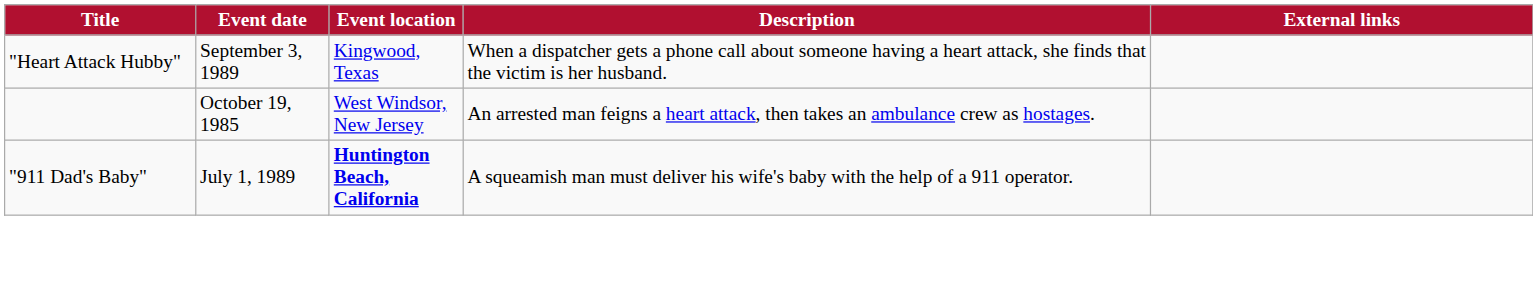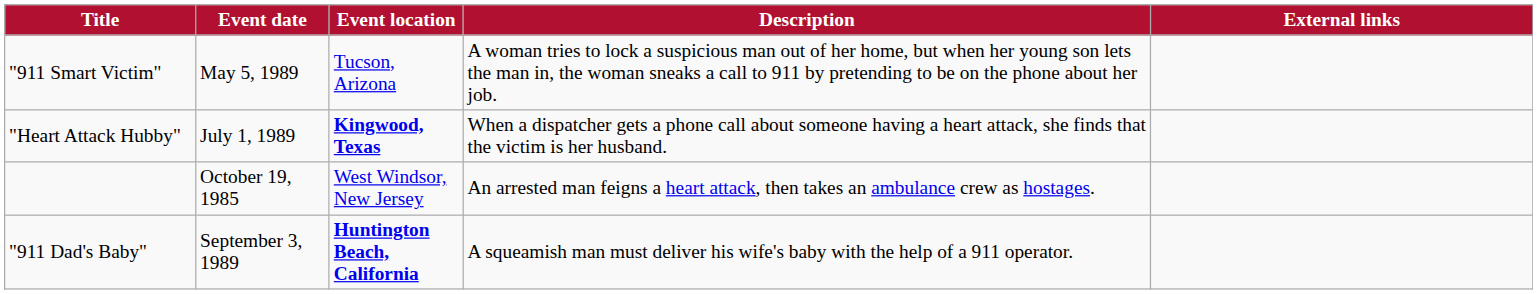+ row: (85, 72)
(251, 61) September 3, 1989 -> (248, 135) July 1, 1989
(377, 61) normal -> (379, 135) bold
(248, 177) July 1, 1989 -> (251, 251) September 3, 1989
